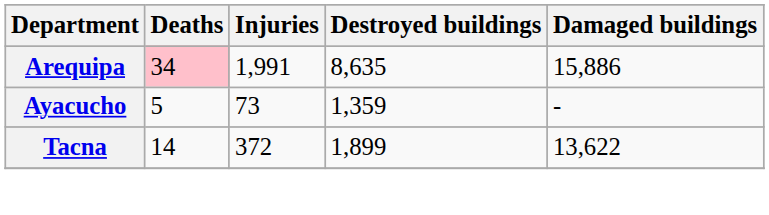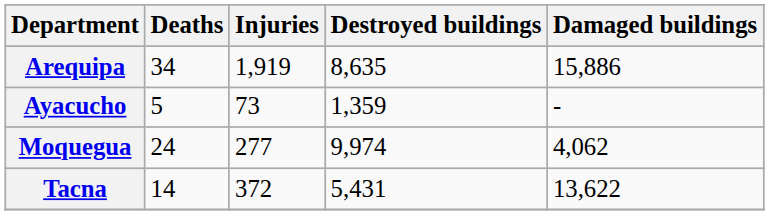(163, 65) pink background -> (163, 65) no background
(263, 65) 1,991 -> (263, 65) 1,919
+ row: (75, 147)
(358, 147) 1,899 -> (358, 188) 5,431
